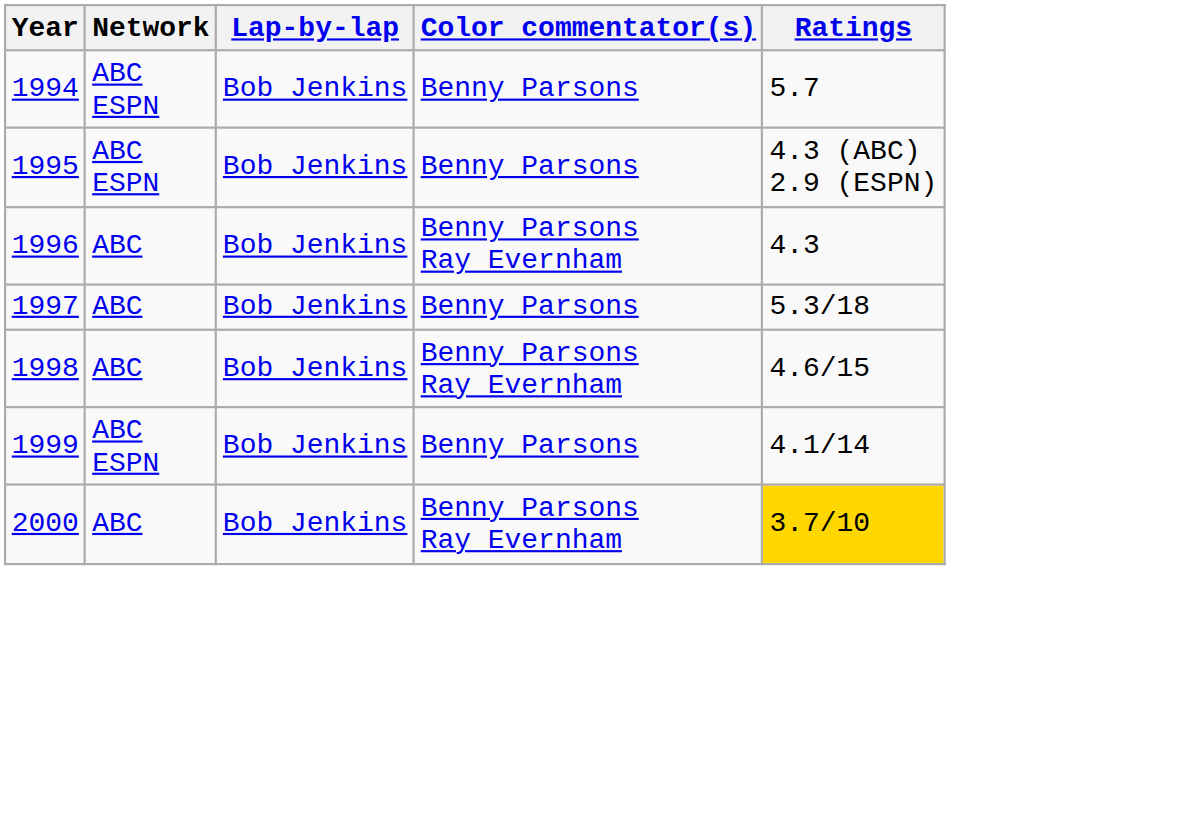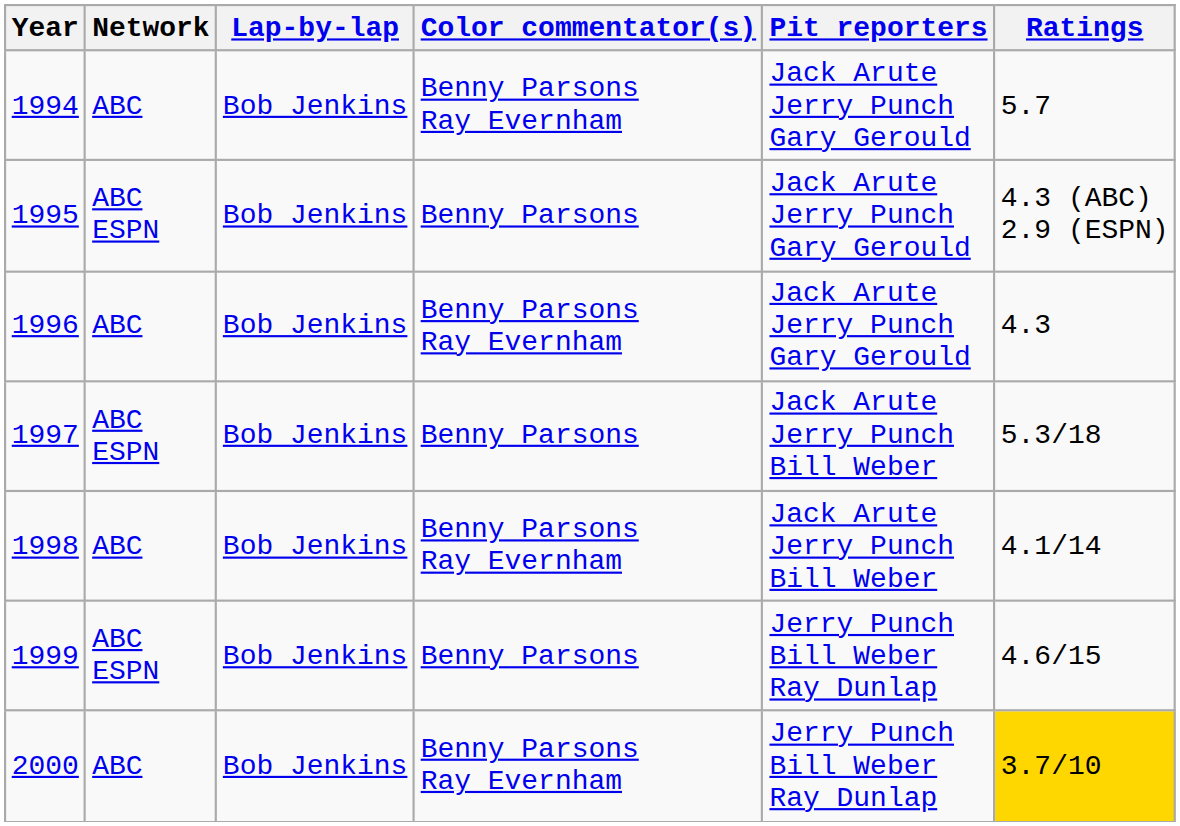+ column: (878, 28)
(126, 90) ABC ESPN -> (117, 106) ABC
(530, 90) Benny Parsons -> (530, 106) Benny Parsons Ray Evernham
(117, 307) ABC -> (126, 436) ABC ESPN
(820, 368) 4.6/15 -> (1051, 546) 4.1/14
(820, 446) 4.1/14 -> (1051, 656) 4.6/15
